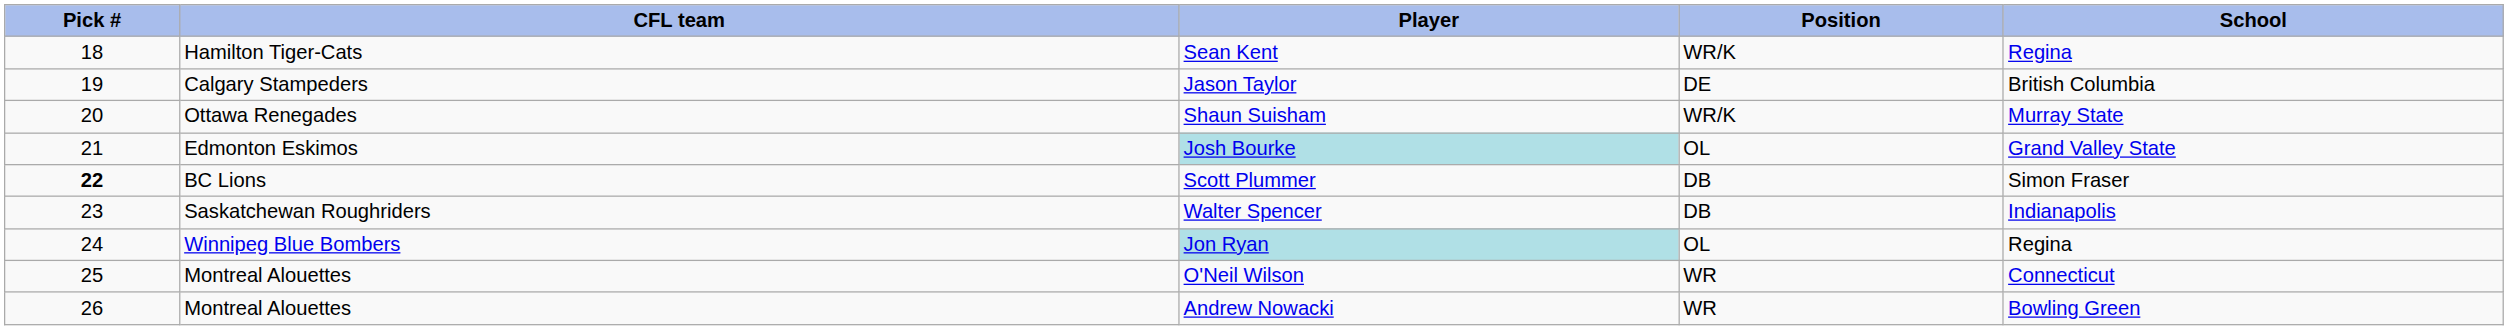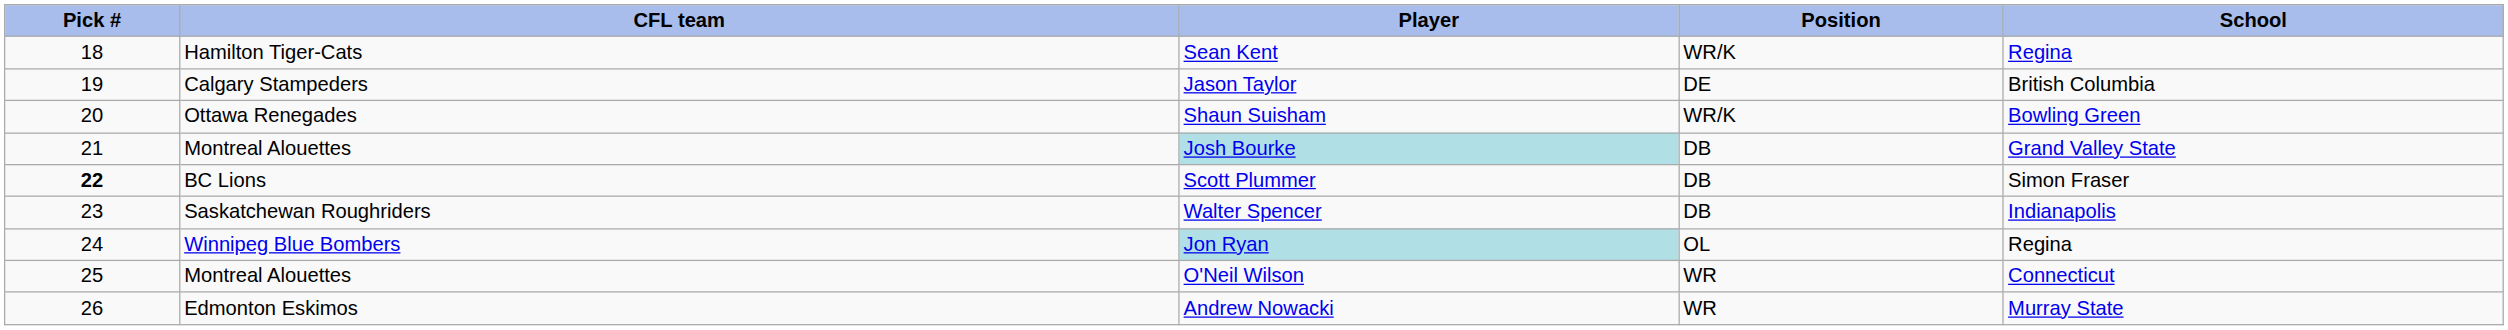(2066, 116) Murray State -> (2074, 116) Bowling Green
(271, 148) Edmonton Eskimos -> (268, 148) Montreal Alouettes
(1697, 148) OL -> (1697, 148) DB
(268, 308) Montreal Alouettes -> (271, 308) Edmonton Eskimos
(2074, 308) Bowling Green -> (2066, 308) Murray State
